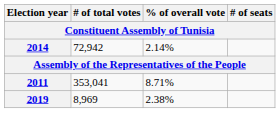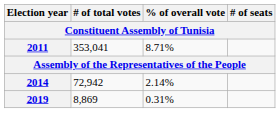rows swapped: (38, 82) <-> (38, 47)
(85, 99) 8,969 -> (85, 99) 8,869
(160, 99) 2.38% -> (160, 99) 0.31%
